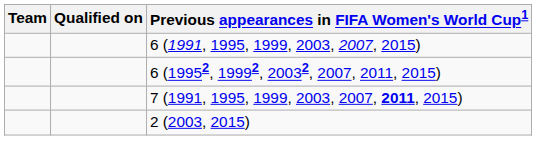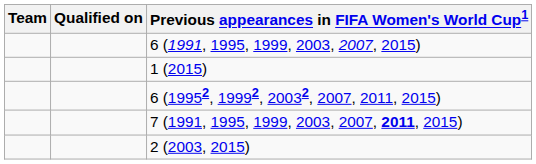+ row: (179, 69)
